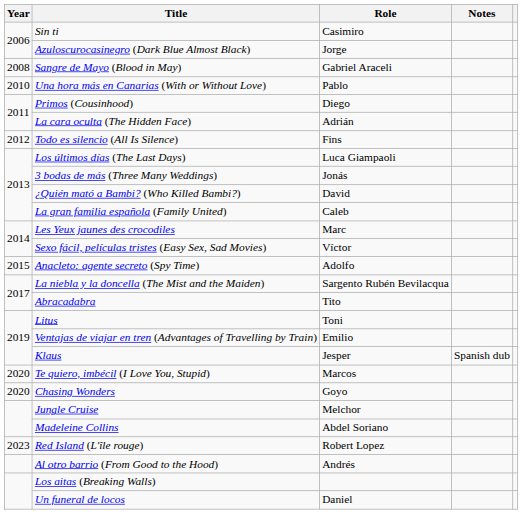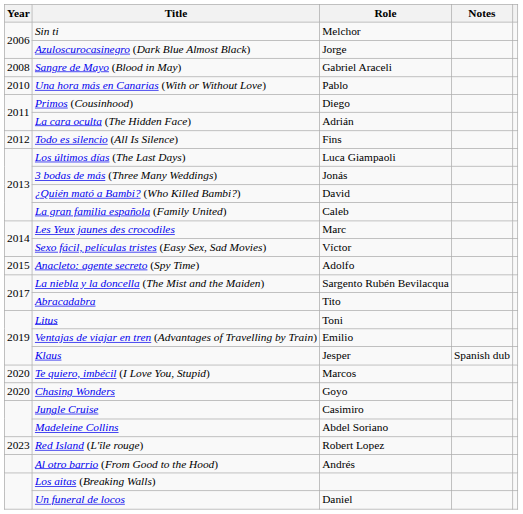(343, 31) Casimiro -> (341, 31) Melchor
(341, 409) Melchor -> (343, 409) Casimiro
